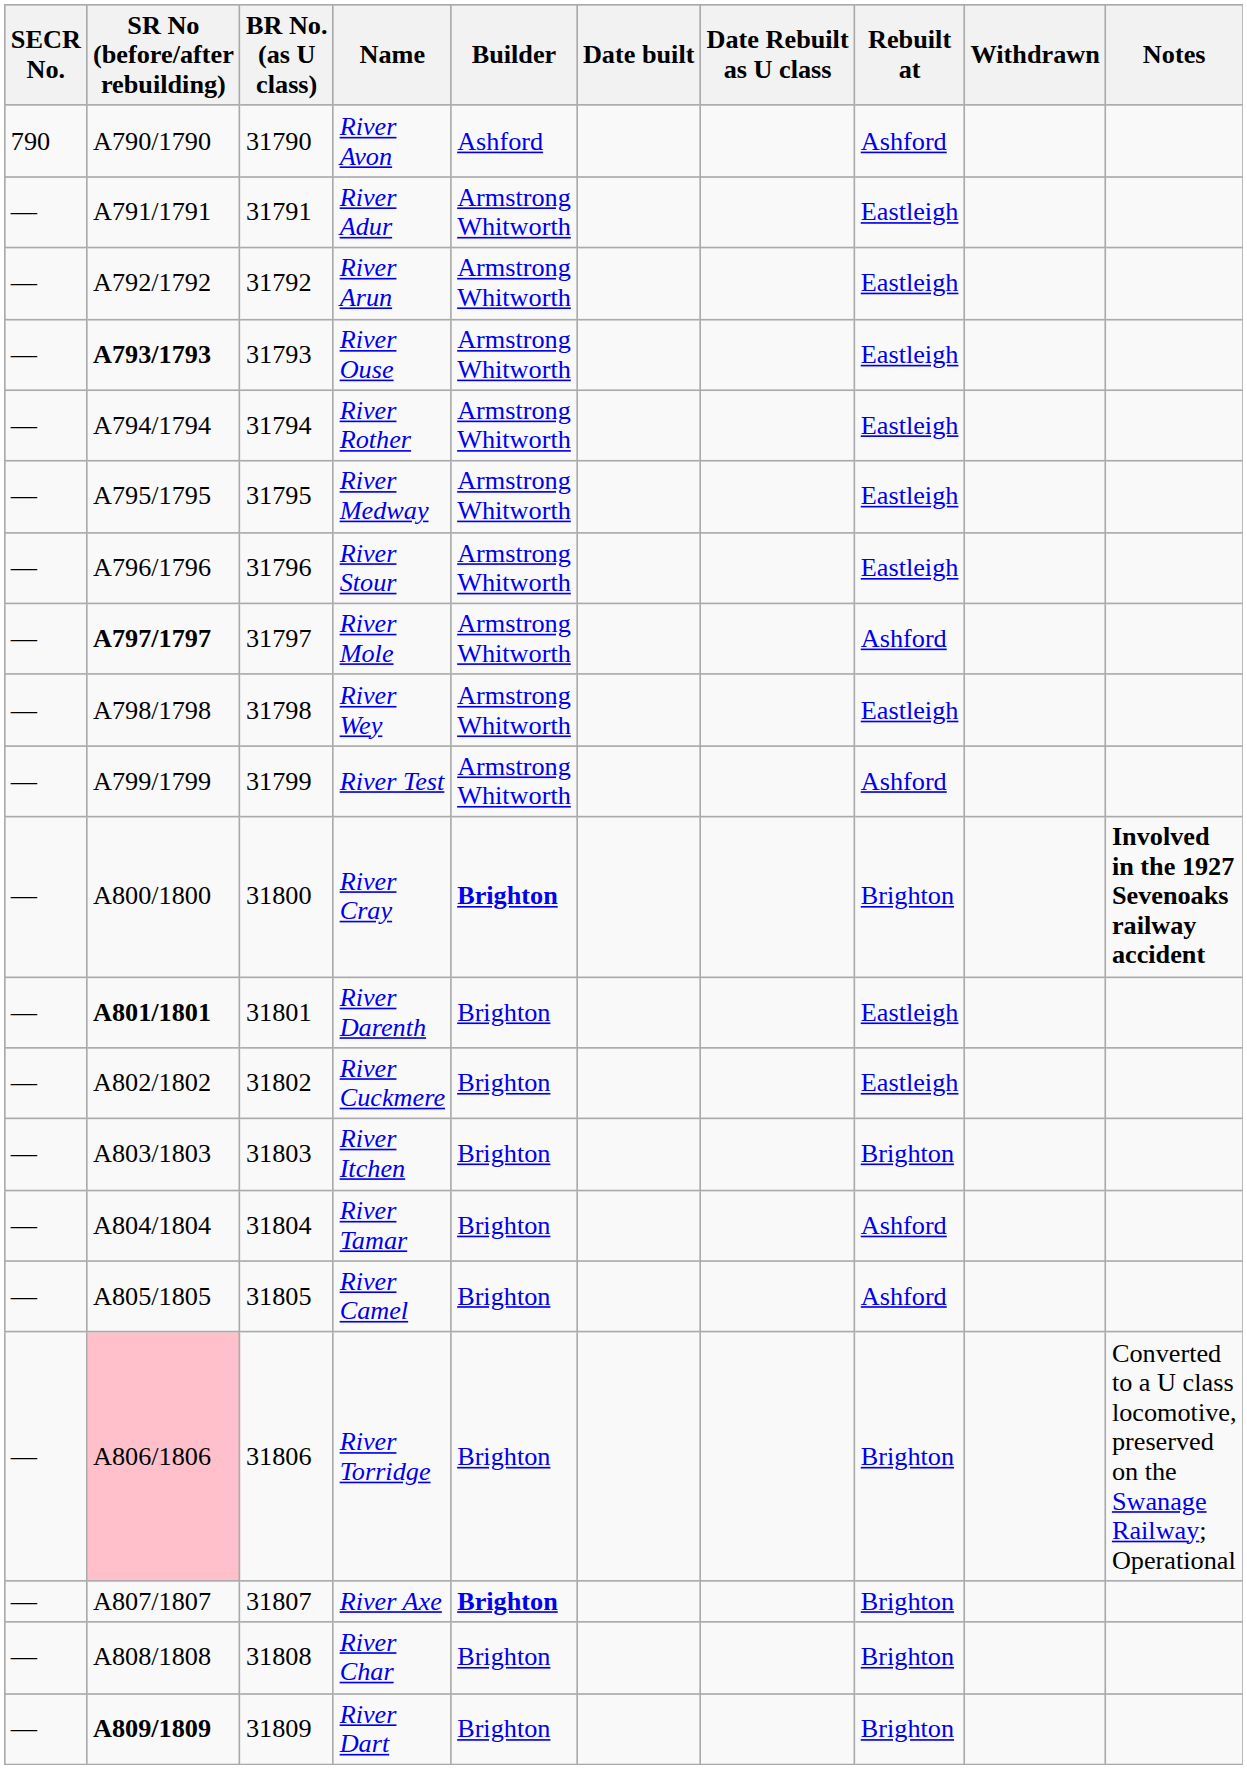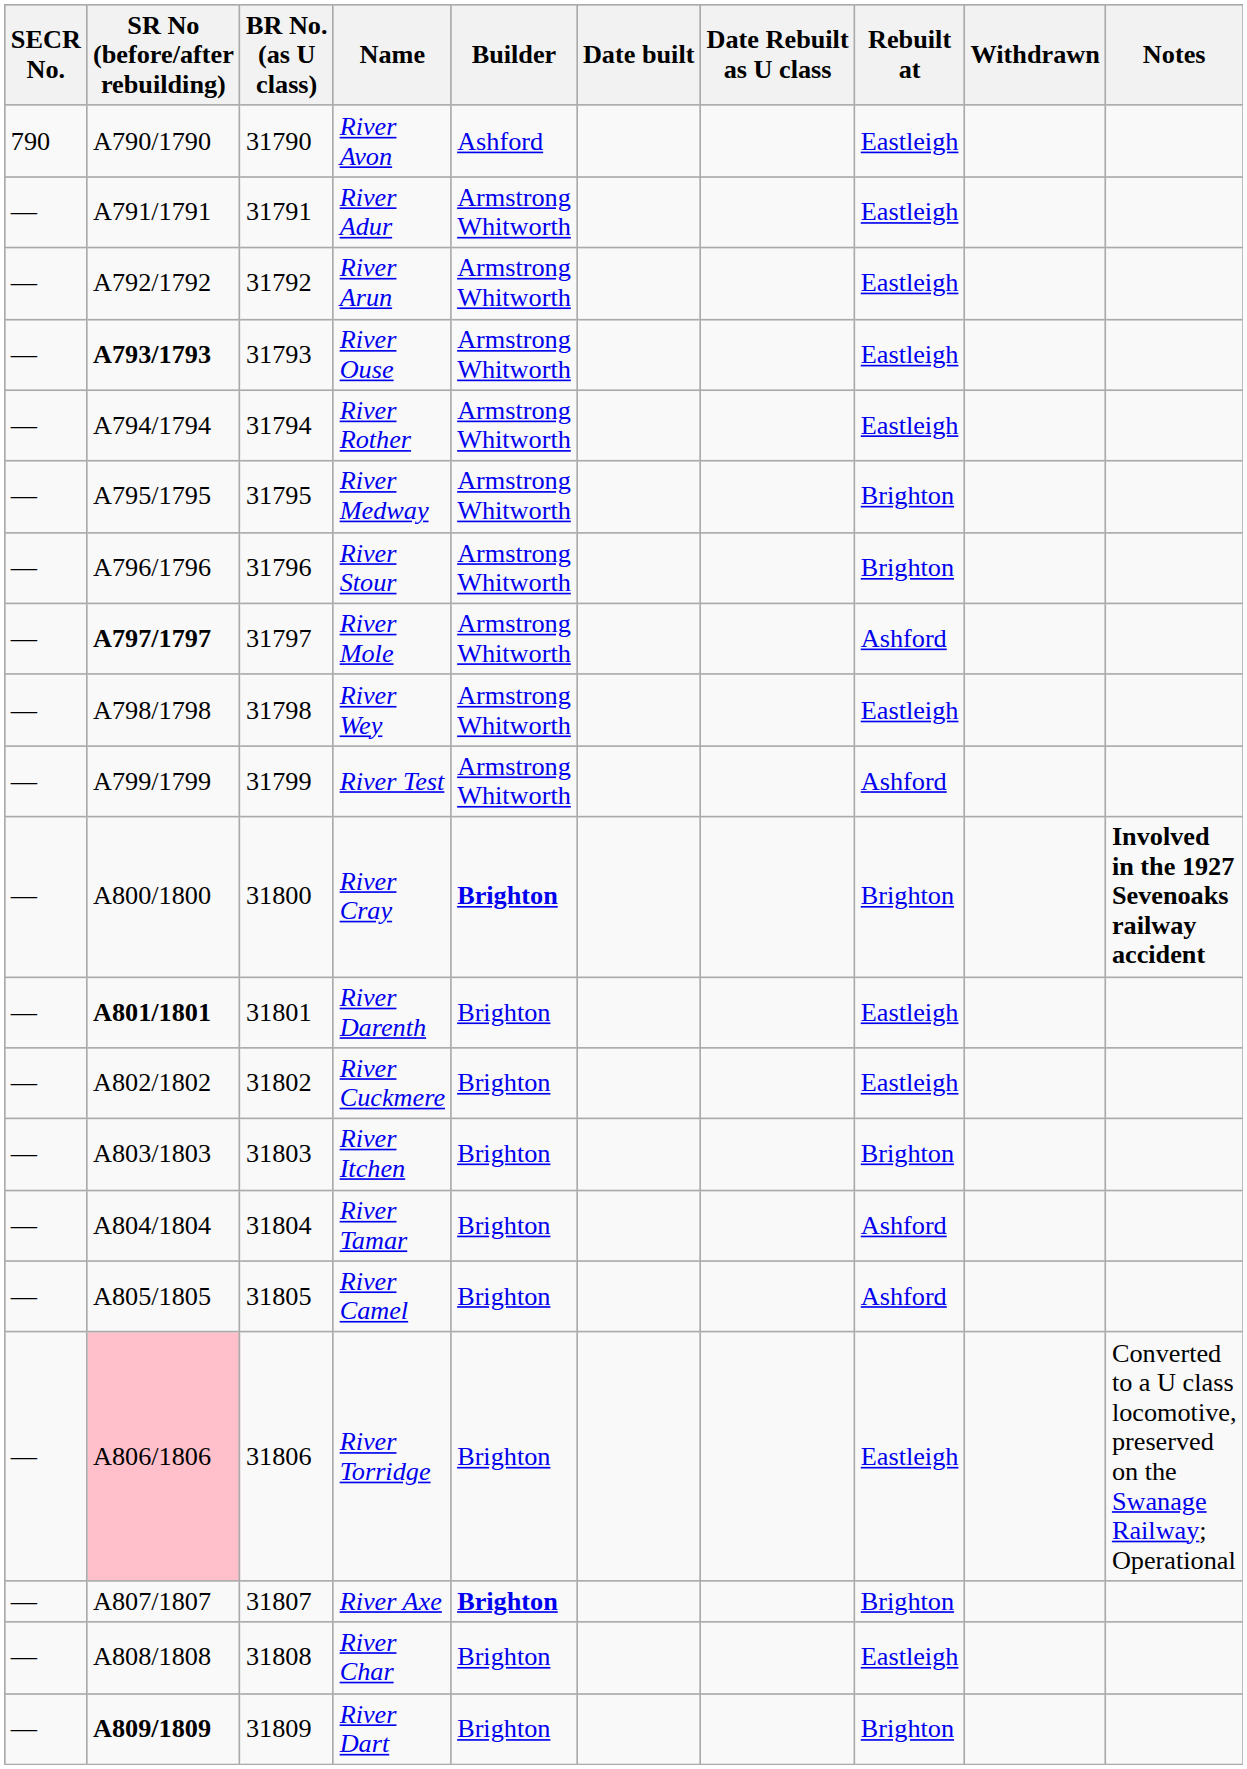(904, 140) Ashford -> (910, 140) Eastleigh
(910, 496) Eastleigh -> (907, 496) Brighton
(910, 567) Eastleigh -> (907, 567) Brighton
(907, 1456) Brighton -> (910, 1456) Eastleigh
(907, 1657) Brighton -> (910, 1657) Eastleigh
